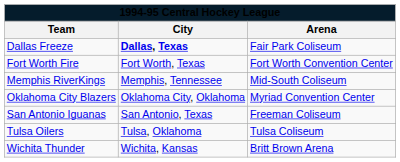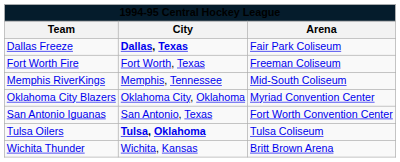(321, 64) Fort Worth Convention Center -> (295, 64) Freeman Coliseum
(295, 115) Freeman Coliseum -> (321, 115) Fort Worth Convention Center
(161, 132) normal -> (163, 132) bold
